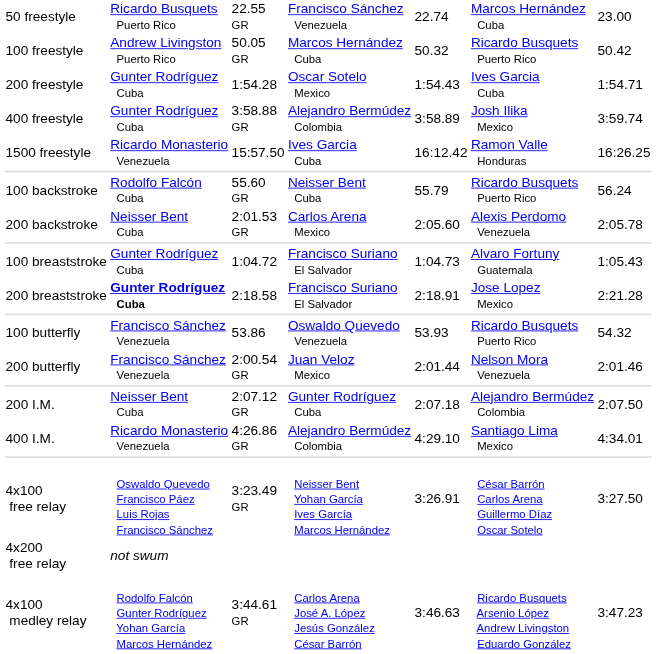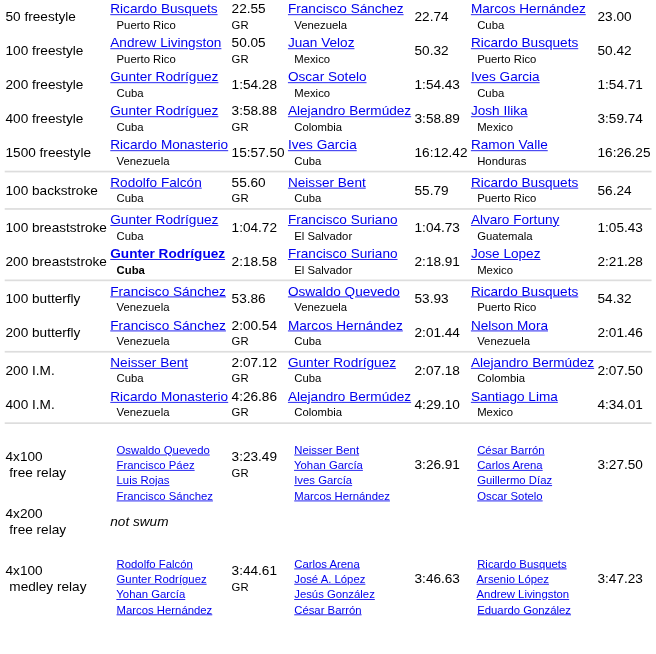(345, 50) Marcos Hernández Cuba -> (321, 50) Juan Veloz Mexico
- row: (52, 224)
(321, 367) Juan Veloz Mexico -> (345, 333) Marcos Hernández Cuba
